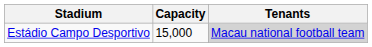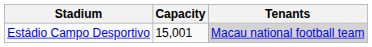(174, 33) 15,000 -> (174, 33) 15,001
